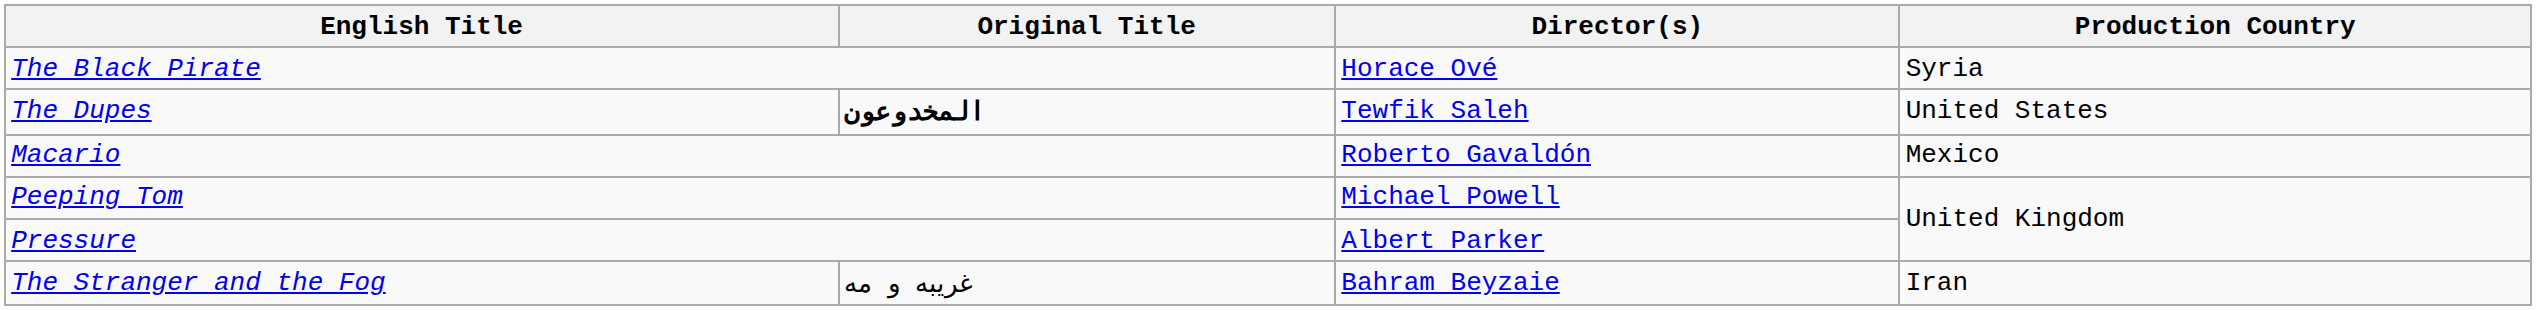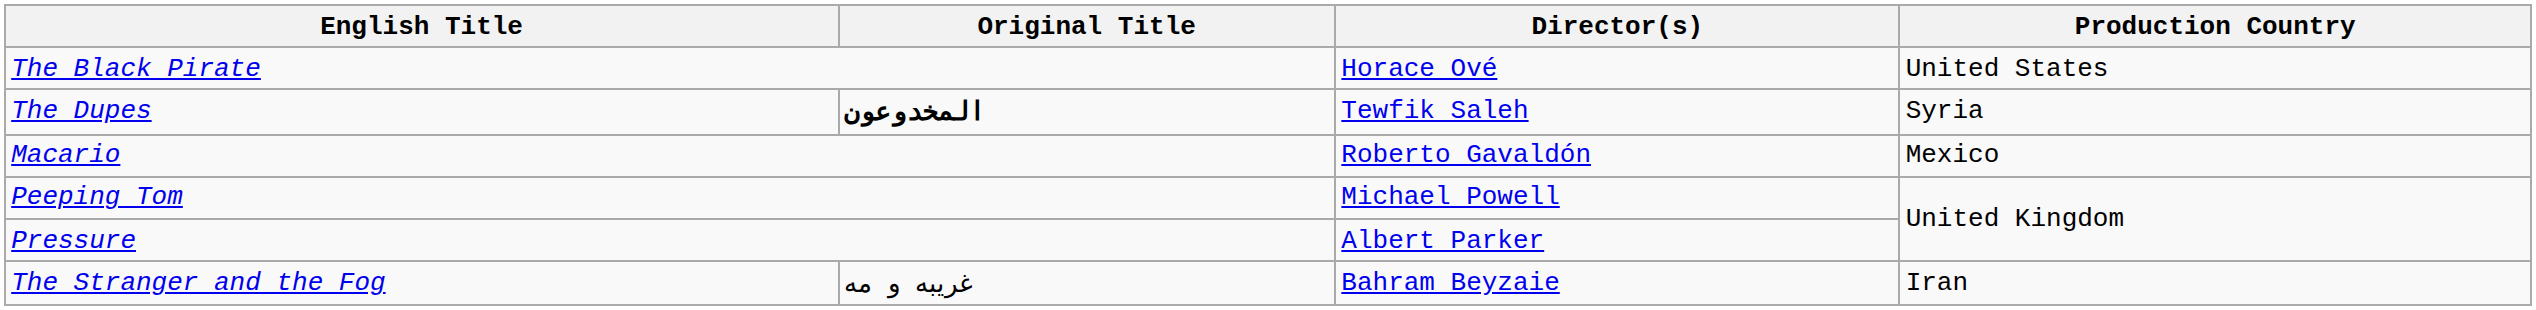(1945, 69) Syria -> (2007, 69) United States
(2007, 112) United States -> (1945, 112) Syria
